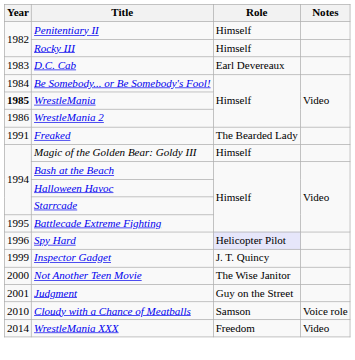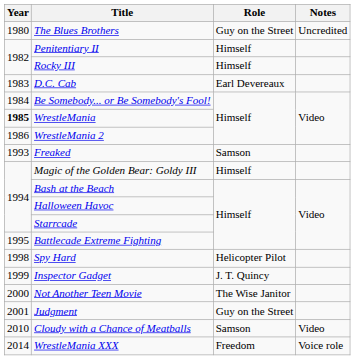+ row: (76, 30)
(18, 135) 1991 -> (18, 153) 1993
(257, 135) The Bearded Lady -> (233, 153) Samson
(18, 240) 1996 -> (18, 258) 1998
(251, 240) lavender background -> (251, 258) no background
(325, 310) Voice role -> (311, 328) Video
(316, 328) Video -> (321, 345) Voice role
